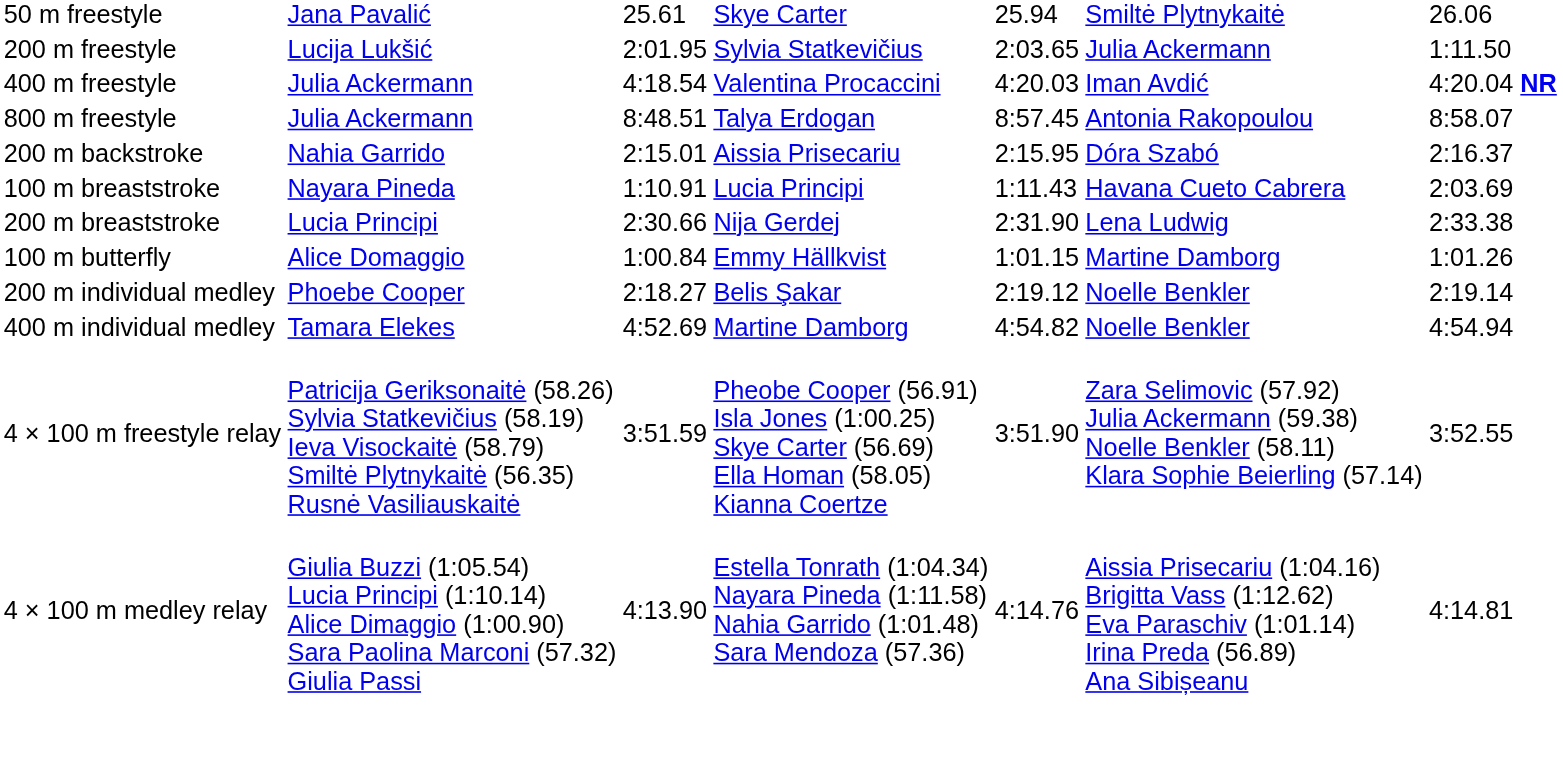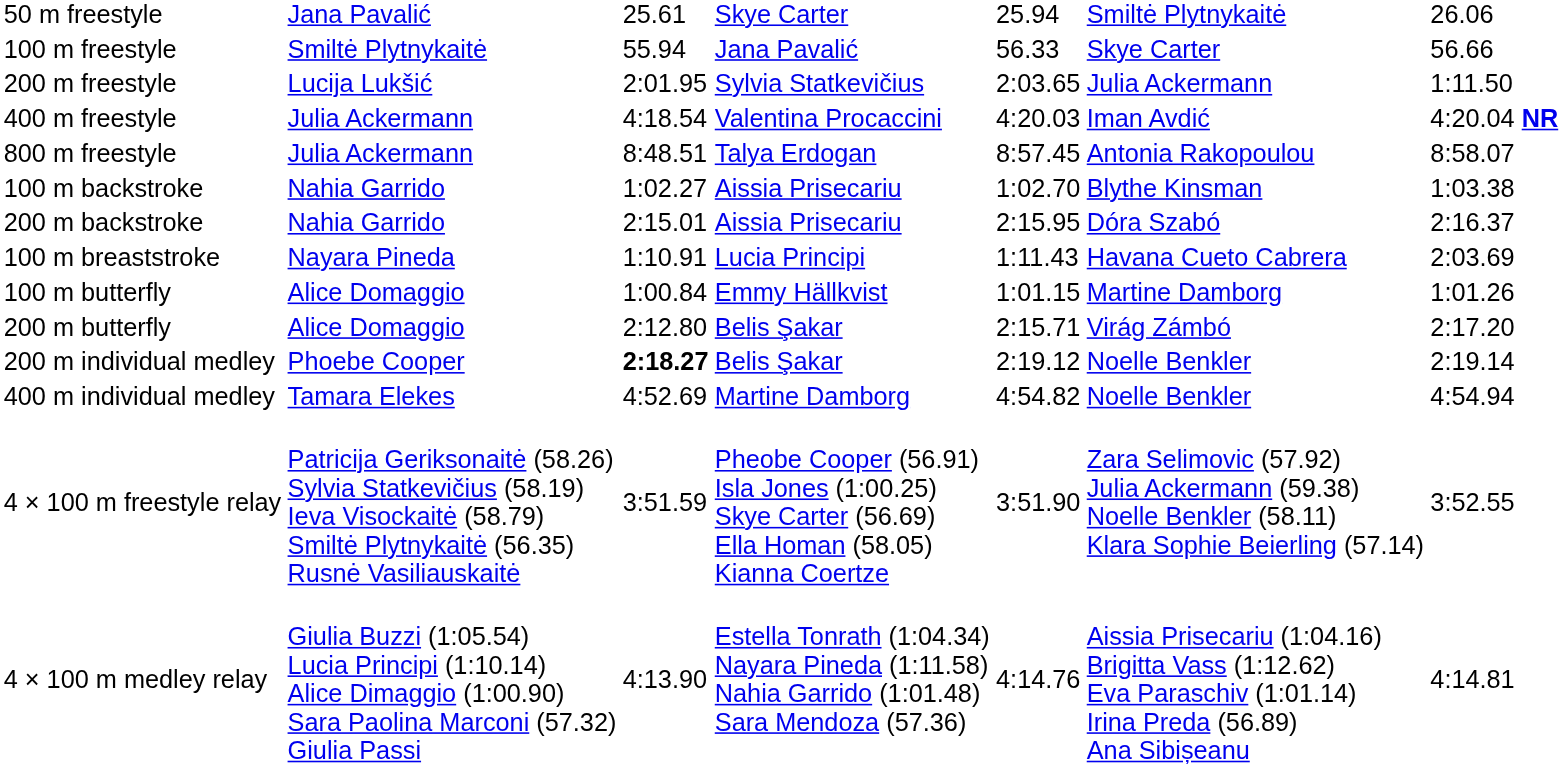+ row: (90, 49)
+ row: (104, 188)
- row: (112, 223)
+ row: (87, 327)
(665, 292) normal -> (666, 362) bold
